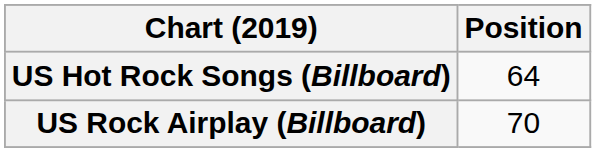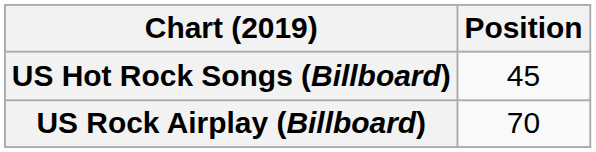(523, 75) 64 -> (523, 75) 45
